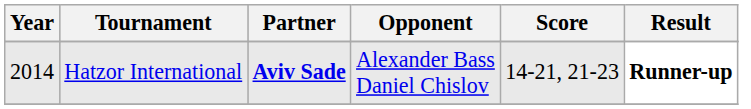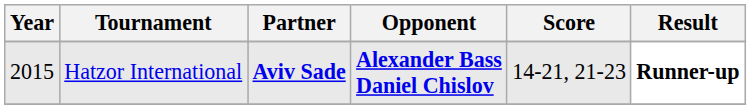(32, 72) 2014 -> (32, 72) 2015
(425, 72) normal -> (429, 72) bold
